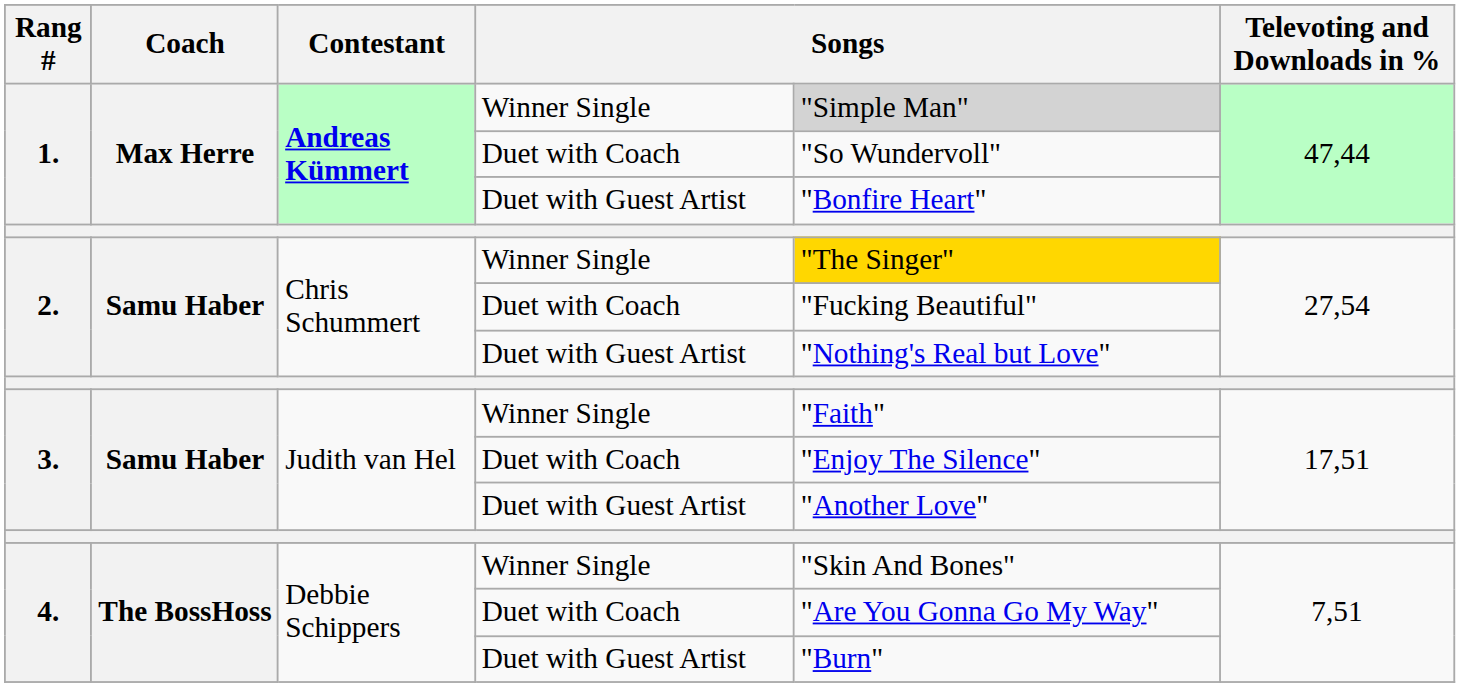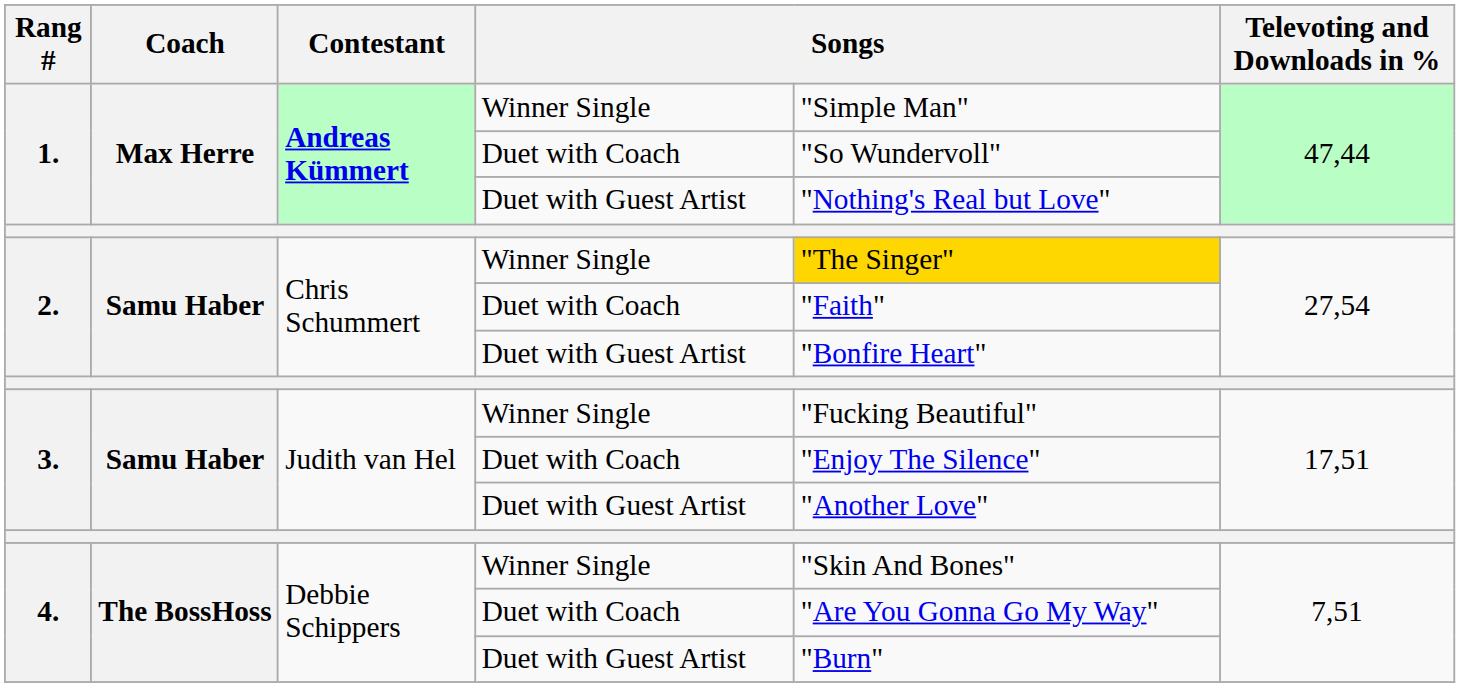(885, 107) lightgrey background -> (885, 107) no background
(894, 199) "Bonfire Heart" -> (956, 199) "Nothing's Real but Love"
(919, 306) "Fucking Beautiful" -> (843, 306) "Faith"
(956, 352) "Nothing's Real but Love" -> (894, 352) "Bonfire Heart"
(843, 412) "Faith" -> (919, 412) "Fucking Beautiful"
